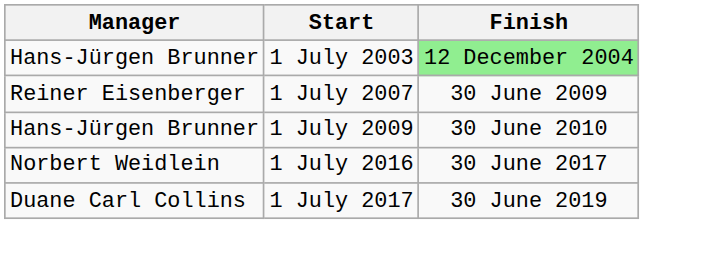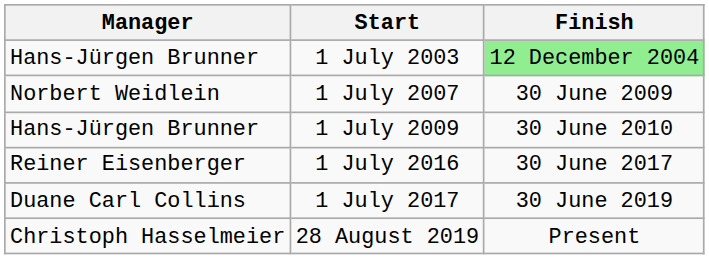(128, 94) Reiner Eisenberger -> (115, 94) Norbert Weidlein
(115, 165) Norbert Weidlein -> (128, 165) Reiner Eisenberger
+ row: (387, 236)
